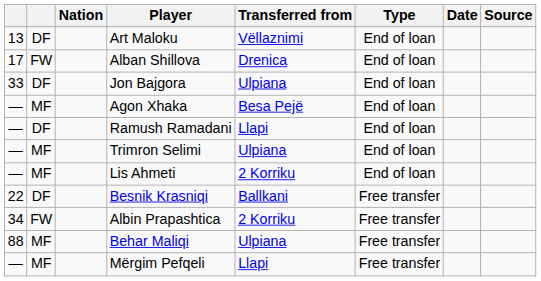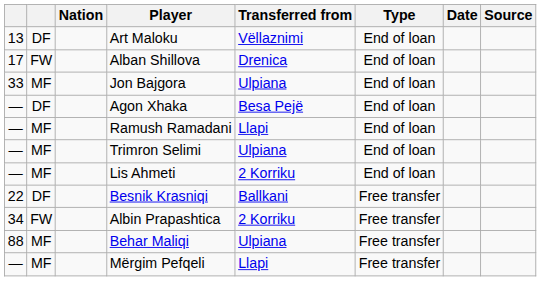(41, 83) DF -> (41, 83) MF
(41, 106) MF -> (41, 106) DF
(41, 128) DF -> (41, 128) MF
